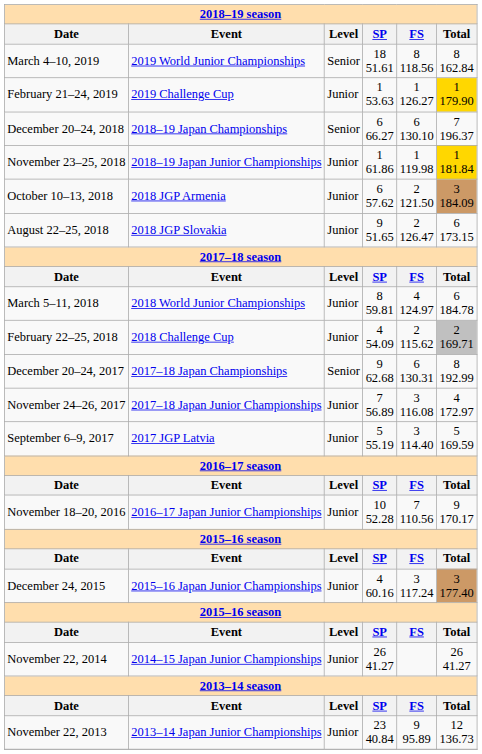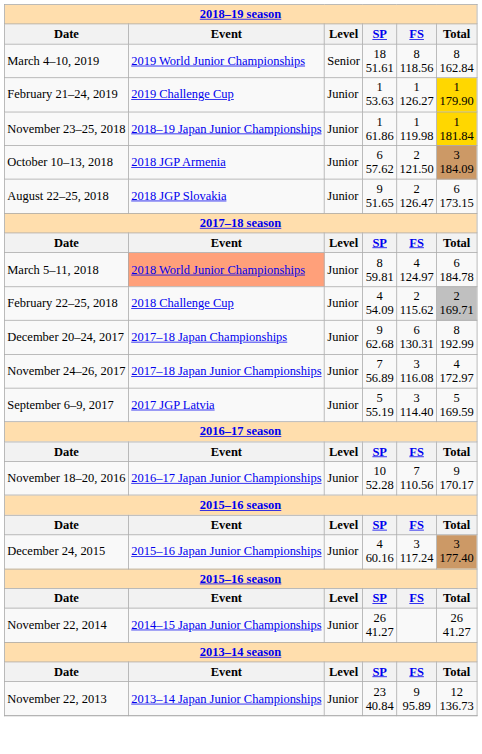- row: (66, 128)
(218, 303) no background -> (218, 269) lightsalmon background
(344, 371) Senior -> (343, 337) Junior
